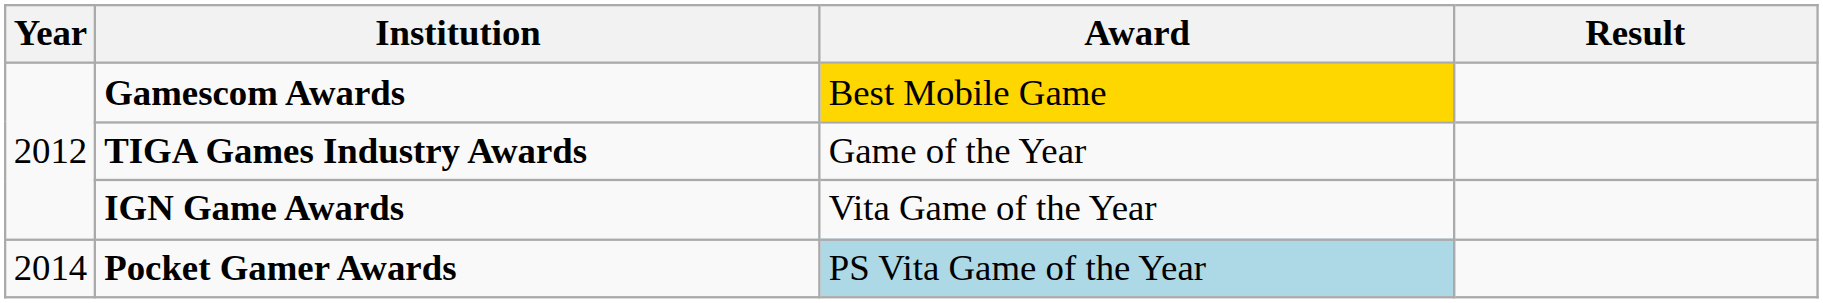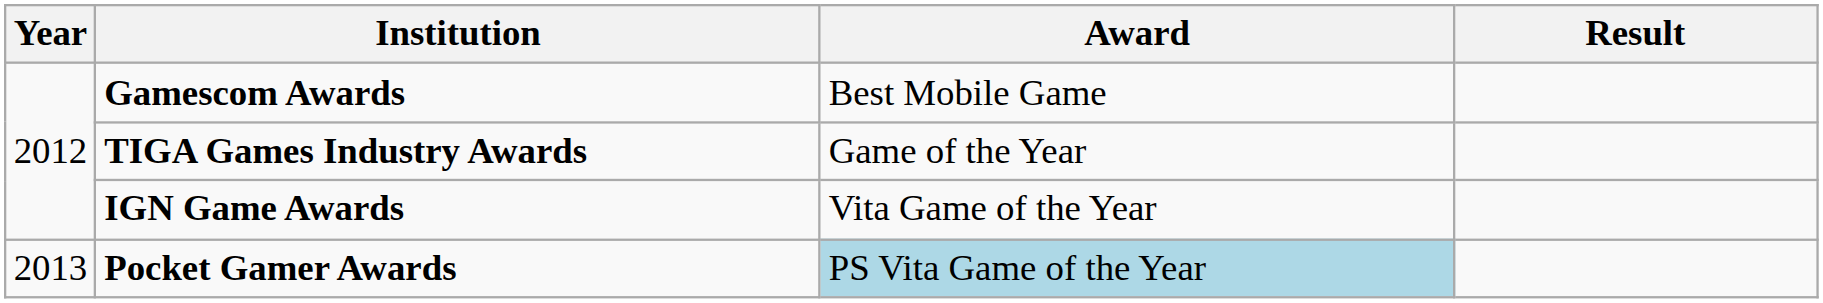(968, 92) gold background -> (968, 92) no background
(50, 267) 2014 -> (50, 267) 2013
